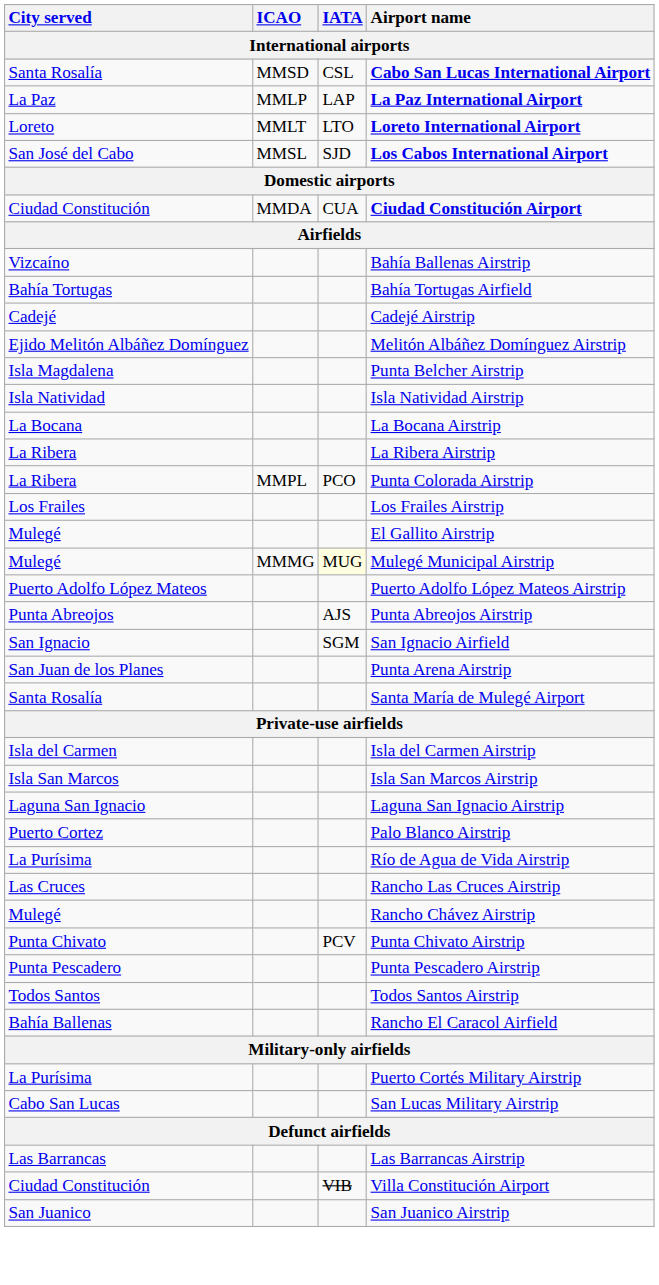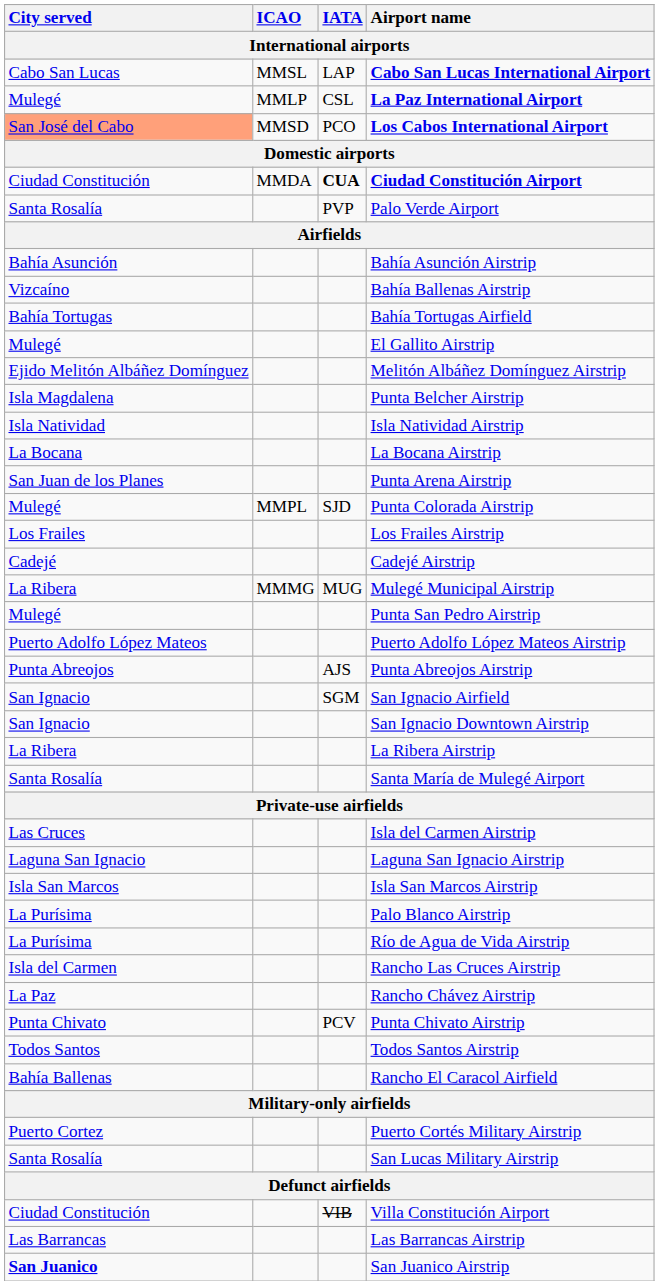(55, 72) Santa Rosalía -> (64, 72) Cabo San Lucas
(283, 72) MMSD -> (282, 72) MMSL
(338, 72) CSL -> (339, 72) LAP
(32, 99) La Paz -> (35, 99) Mulegé
(339, 99) LAP -> (338, 99) CSL
- row: (476, 126)
(71, 153) no background -> (71, 126) lightsalmon background
(282, 153) MMSL -> (283, 126) MMSD
(337, 153) SJD -> (339, 126) PCO
(340, 208) normal -> (341, 180) bold
+ row: (435, 208)
+ row: (453, 262)
rows swapped: (423, 316) <-> (432, 533)
rows swapped: (433, 452) <-> (441, 669)
(42, 479) La Ribera -> (35, 506) Mulegé
(339, 479) PCO -> (337, 506) SJD
(35, 561) Mulegé -> (42, 588) La Ribera
(342, 561) lightyellow background -> (342, 588) no background
+ row: (455, 615)
+ row: (480, 724)
(63, 751) Isla del Carmen -> (47, 832) Las Cruces
rows swapped: (454, 778) <-> (467, 805)
(56, 832) Puerto Cortez -> (50, 914) La Purísima
(47, 886) Las Cruces -> (63, 968) Isla del Carmen
(35, 914) Mulegé -> (32, 995) La Paz
- row: (455, 968)
(50, 1076) La Purísima -> (56, 1131) Puerto Cortez
(64, 1104) Cabo San Lucas -> (55, 1158) Santa Rosalía
rows swapped: (460, 1185) <-> (448, 1158)
(50, 1212) normal -> (53, 1267) bold
